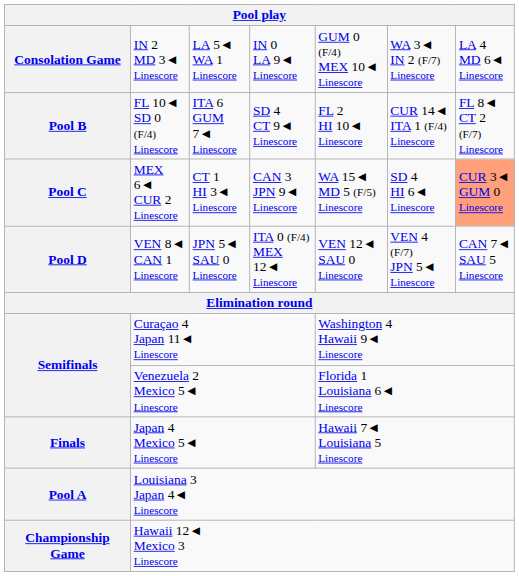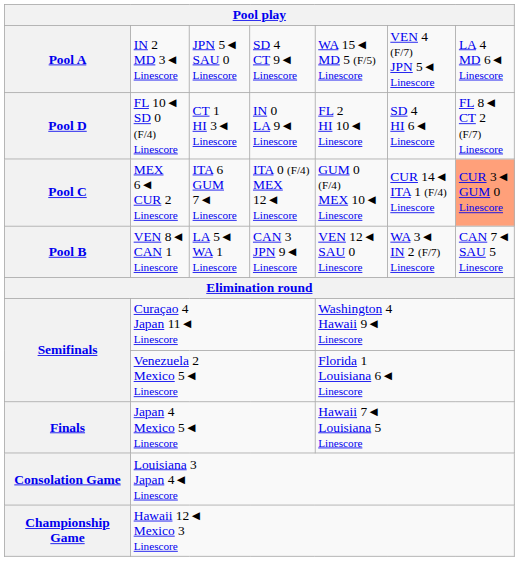(67, 59) Consolation Game -> (67, 59) Pool A
(215, 59) LA 5◄ WA 1 Linescore -> (216, 59) JPN 5◄ SAU 0 Linescore
(275, 59) IN 0 LA 9◄ Linescore -> (275, 59) SD 4 CT 9◄ Linescore
(348, 59) GUM 0 (F/4) MEX 10◄ Linescore -> (347, 59) WA 15◄ MD 5 (F/5) Linescore
(415, 59) WA 3◄ IN 2 (F/7) Linescore -> (413, 59) VEN 4 (F/7) JPN 5◄ Linescore
(67, 125) Pool B -> (67, 125) Pool D
(215, 125) ITA 6 GUM 7◄ Linescore -> (215, 125) CT 1 HI 3◄ Linescore
(275, 125) SD 4 CT 9◄ Linescore -> (275, 125) IN 0 LA 9◄ Linescore
(419, 125) CUR 14◄ ITA 1 (F/4) Linescore -> (412, 125) SD 4 HI 6◄ Linescore
(215, 192) CT 1 HI 3◄ Linescore -> (215, 192) ITA 6 GUM 7◄ Linescore
(276, 192) CAN 3 JPN 9◄ Linescore -> (281, 192) ITA 0 (F/4) MEX 12◄ Linescore
(347, 192) WA 15◄ MD 5 (F/5) Linescore -> (348, 192) GUM 0 (F/4) MEX 10◄ Linescore
(412, 192) SD 4 HI 6◄ Linescore -> (419, 192) CUR 14◄ ITA 1 (F/4) Linescore
(67, 259) Pool D -> (67, 251) Pool B
(216, 259) JPN 5◄ SAU 0 Linescore -> (215, 251) LA 5◄ WA 1 Linescore
(281, 259) ITA 0 (F/4) MEX 12◄ Linescore -> (276, 251) CAN 3 JPN 9◄ Linescore
(413, 259) VEN 4 (F/7) JPN 5◄ Linescore -> (415, 251) WA 3◄ IN 2 (F/7) Linescore
(67, 494) Pool A -> (67, 479) Consolation Game
